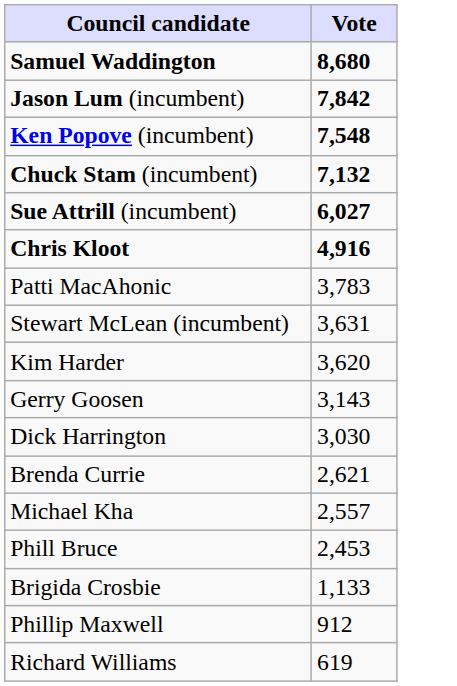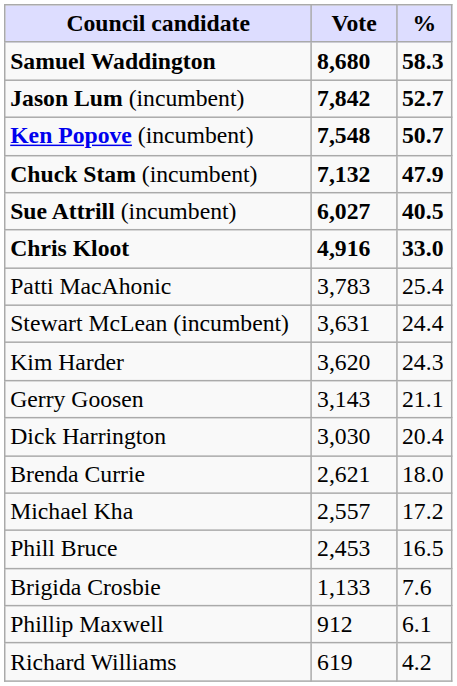+ column: (424, 23)
